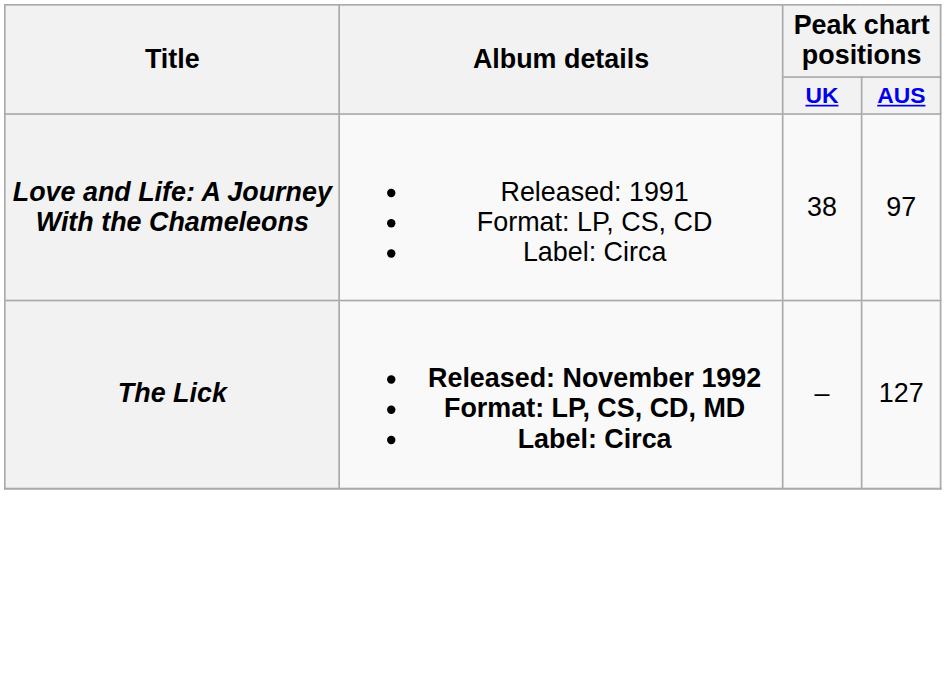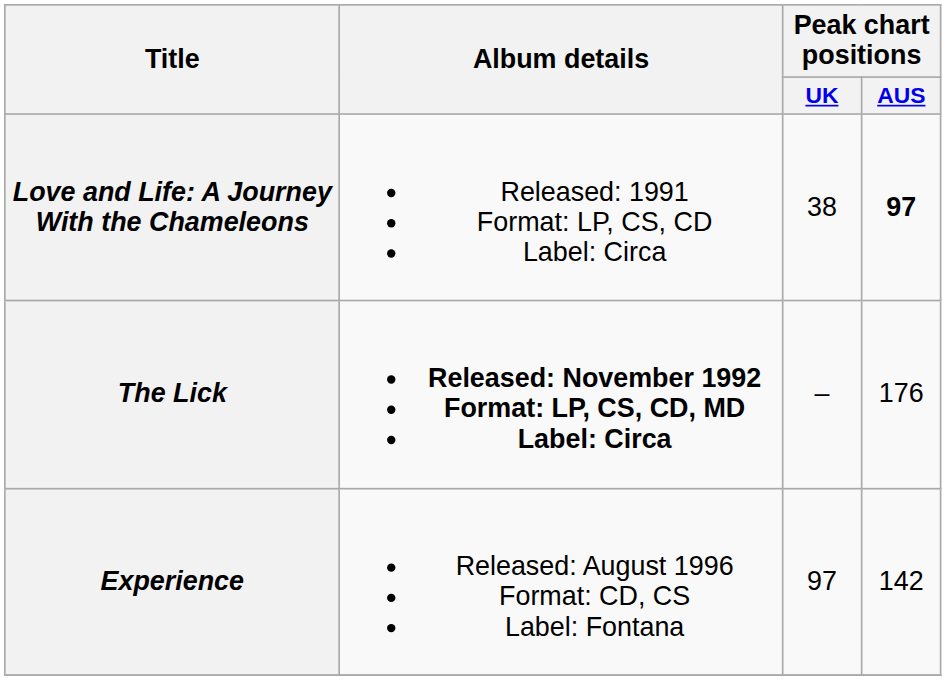(901, 206) normal -> (901, 206) bold
(901, 394) 127 -> (901, 394) 176
+ row: (172, 581)
